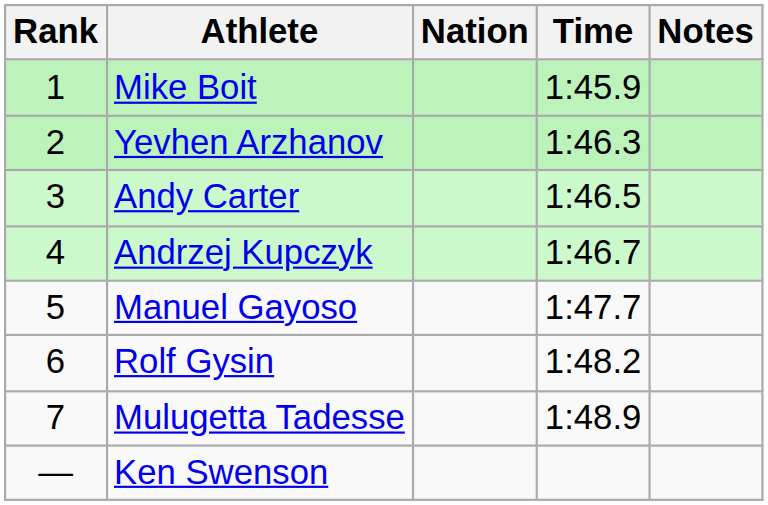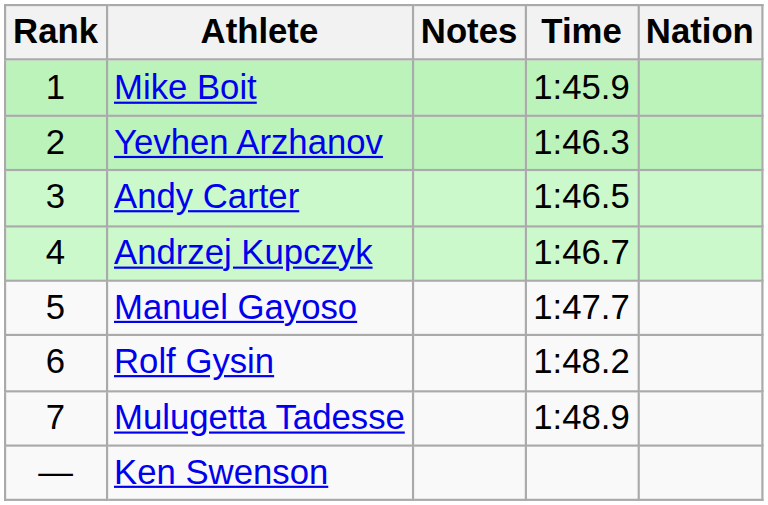columns swapped: (475, 32) <-> (706, 32)
